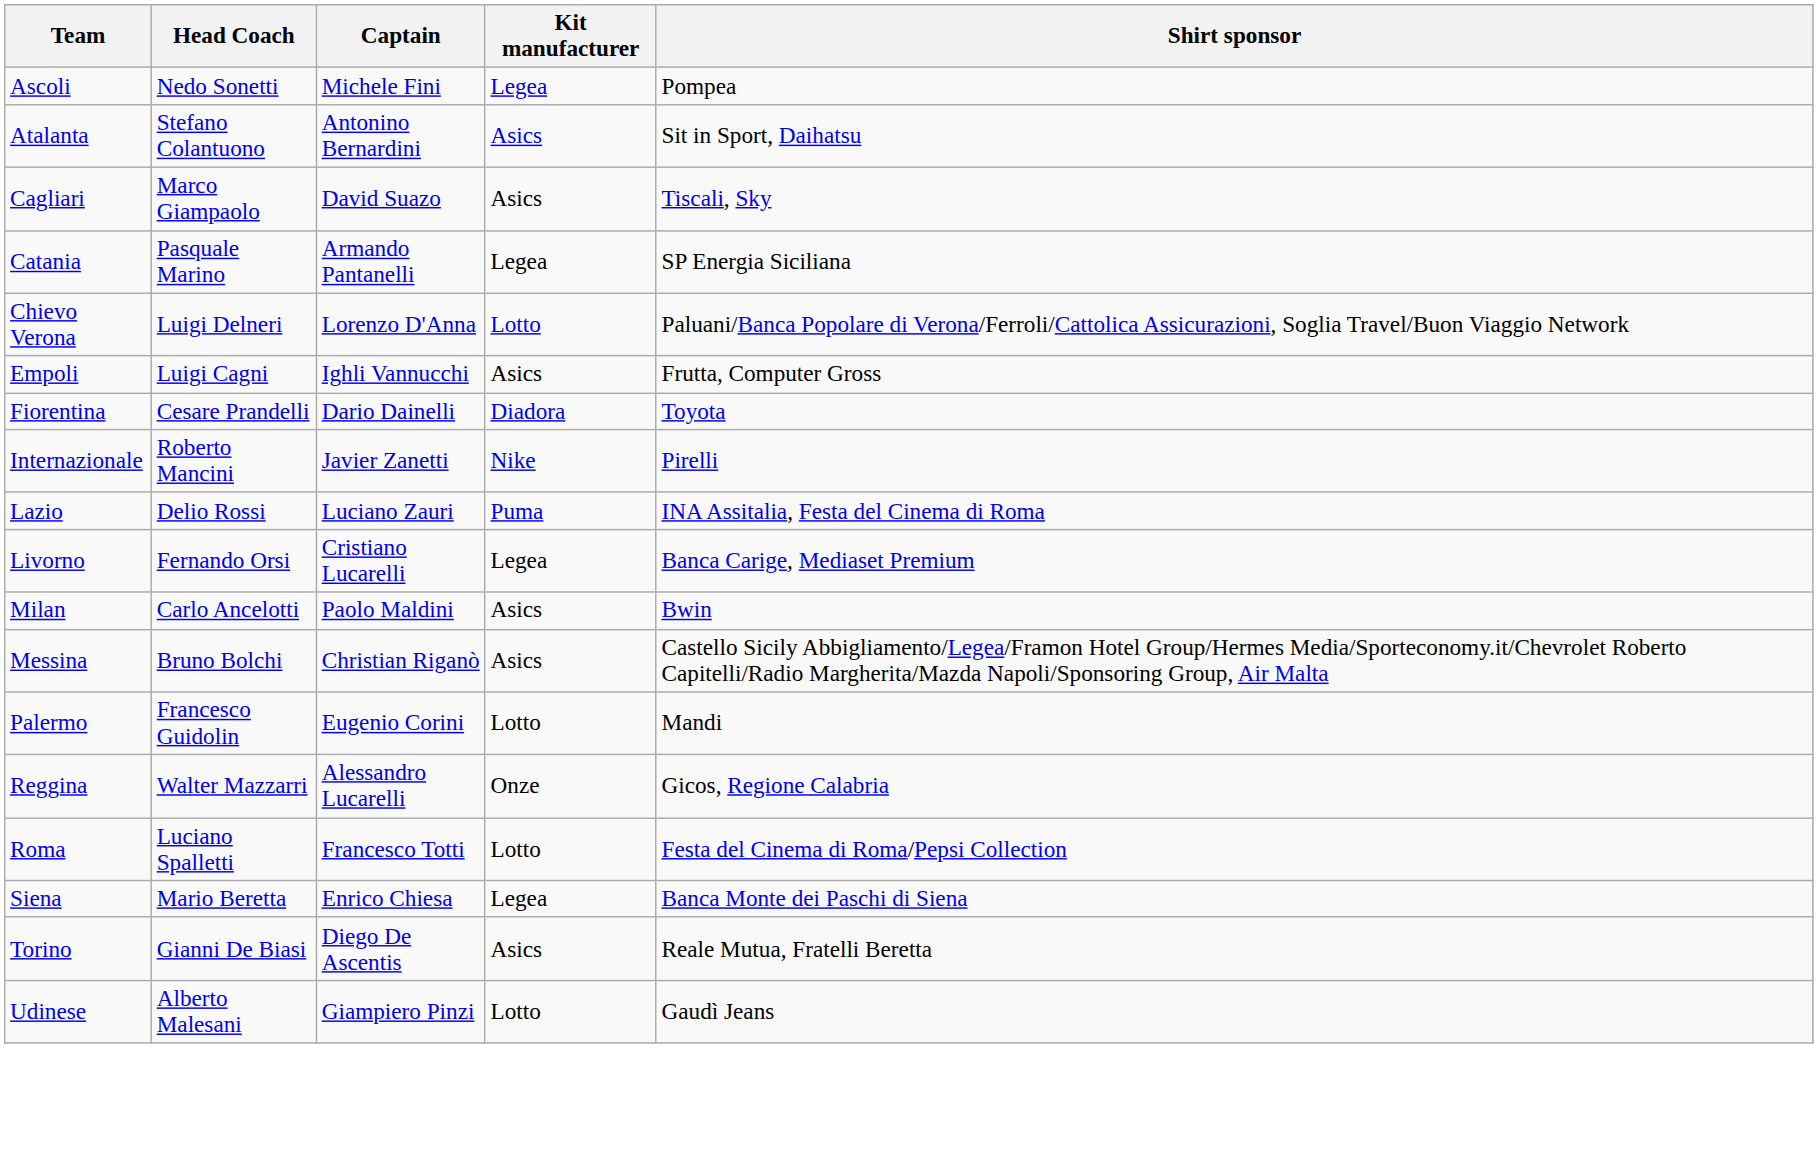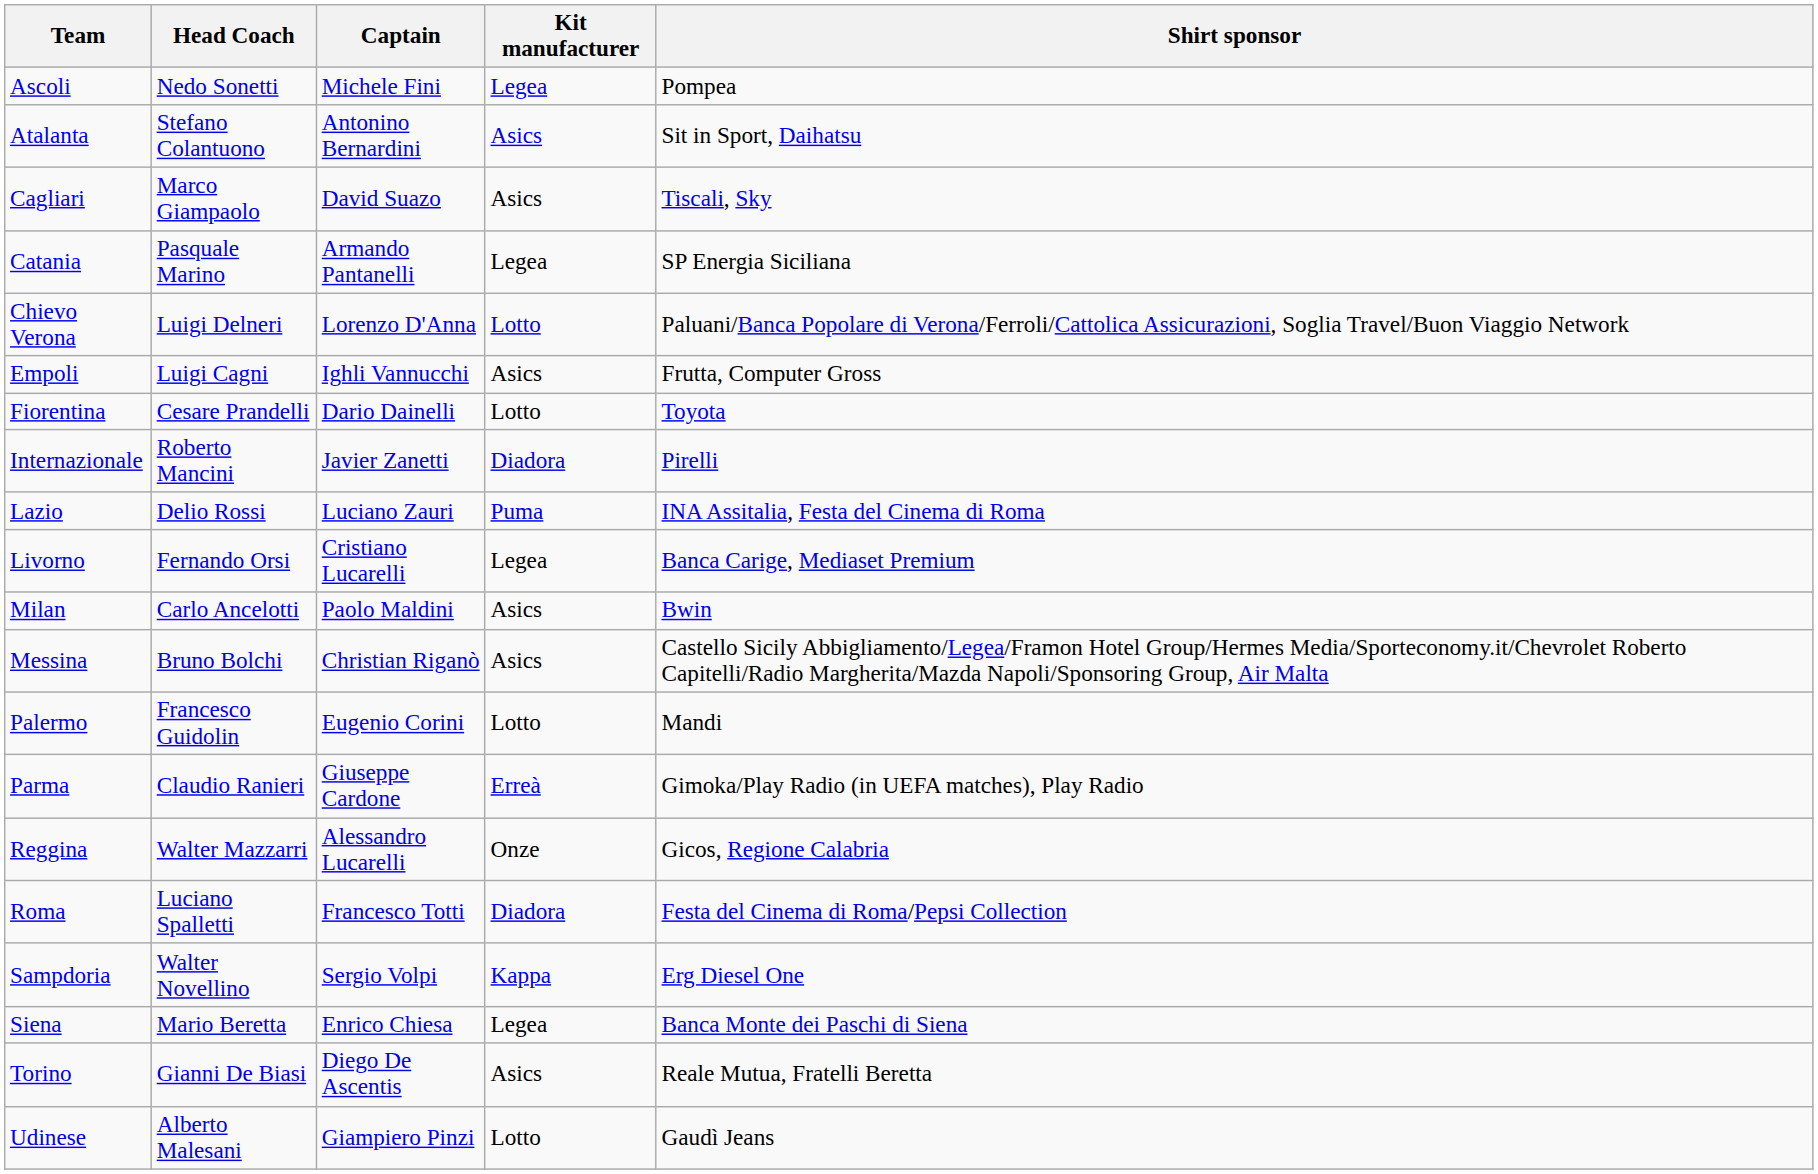(528, 410) Diadora -> (516, 410) Lotto
(513, 460) Nike -> (528, 460) Diadora
+ row: (40, 785)
(516, 848) Lotto -> (528, 911) Diadora
+ row: (60, 974)
